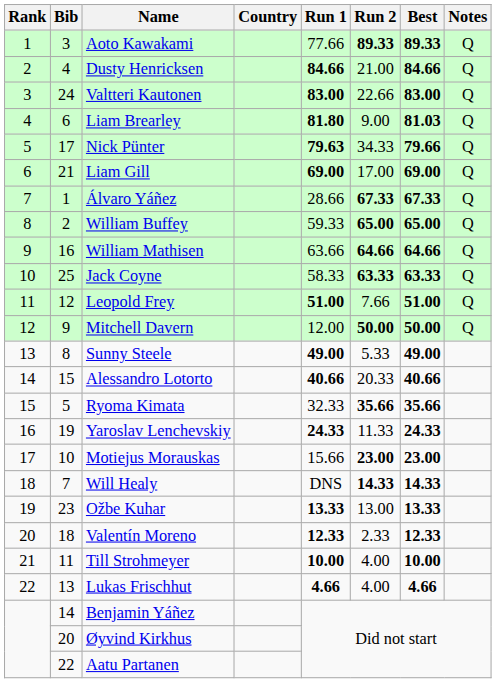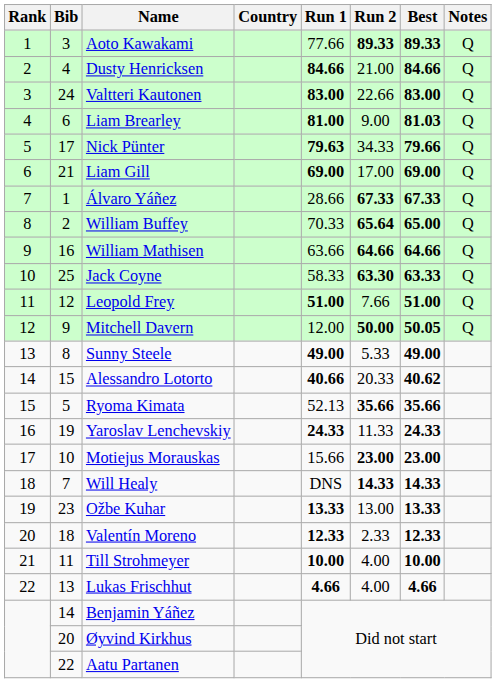(326, 120) 81.80 -> (326, 120) 81.00
(326, 224) 59.33 -> (326, 224) 70.33
(375, 224) 65.00 -> (375, 224) 65.64
(375, 276) 63.33 -> (375, 276) 63.30
(422, 328) 50.00 -> (422, 328) 50.05
(422, 379) 40.66 -> (422, 379) 40.62
(326, 405) 32.33 -> (326, 405) 52.13
